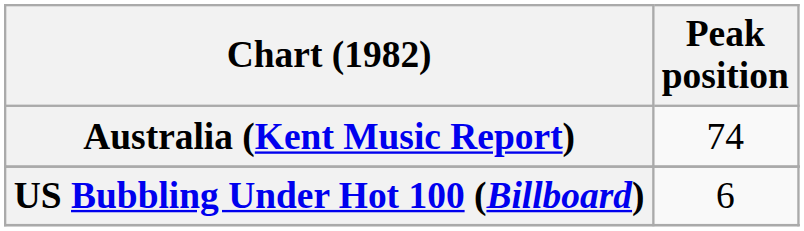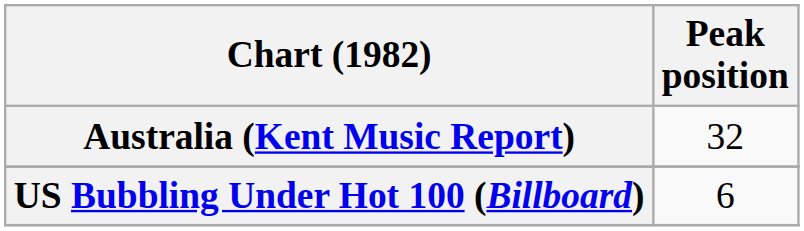(725, 135) 74 -> (725, 135) 32
